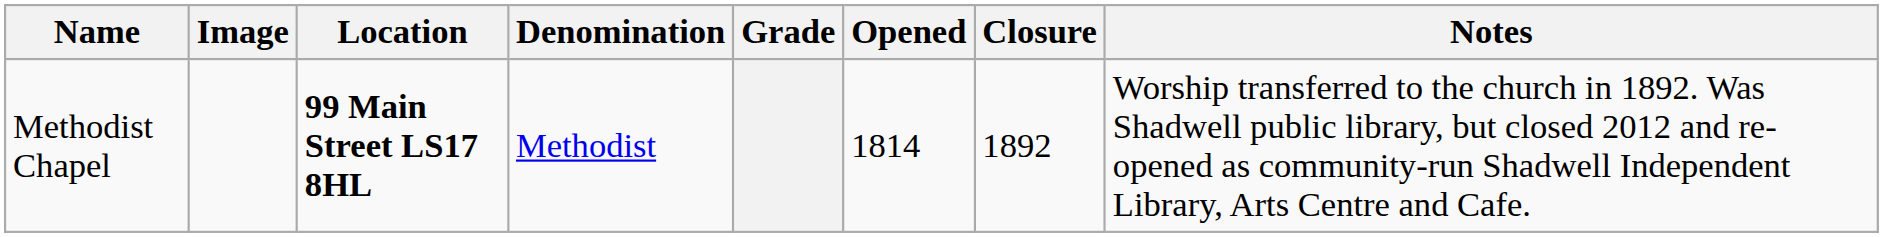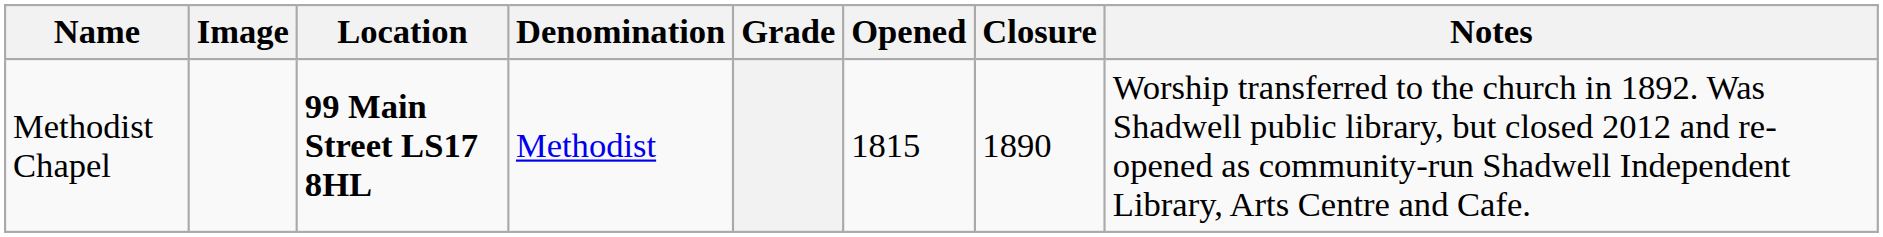(886, 145) 1814 -> (886, 145) 1815
(1017, 145) 1892 -> (1017, 145) 1890
